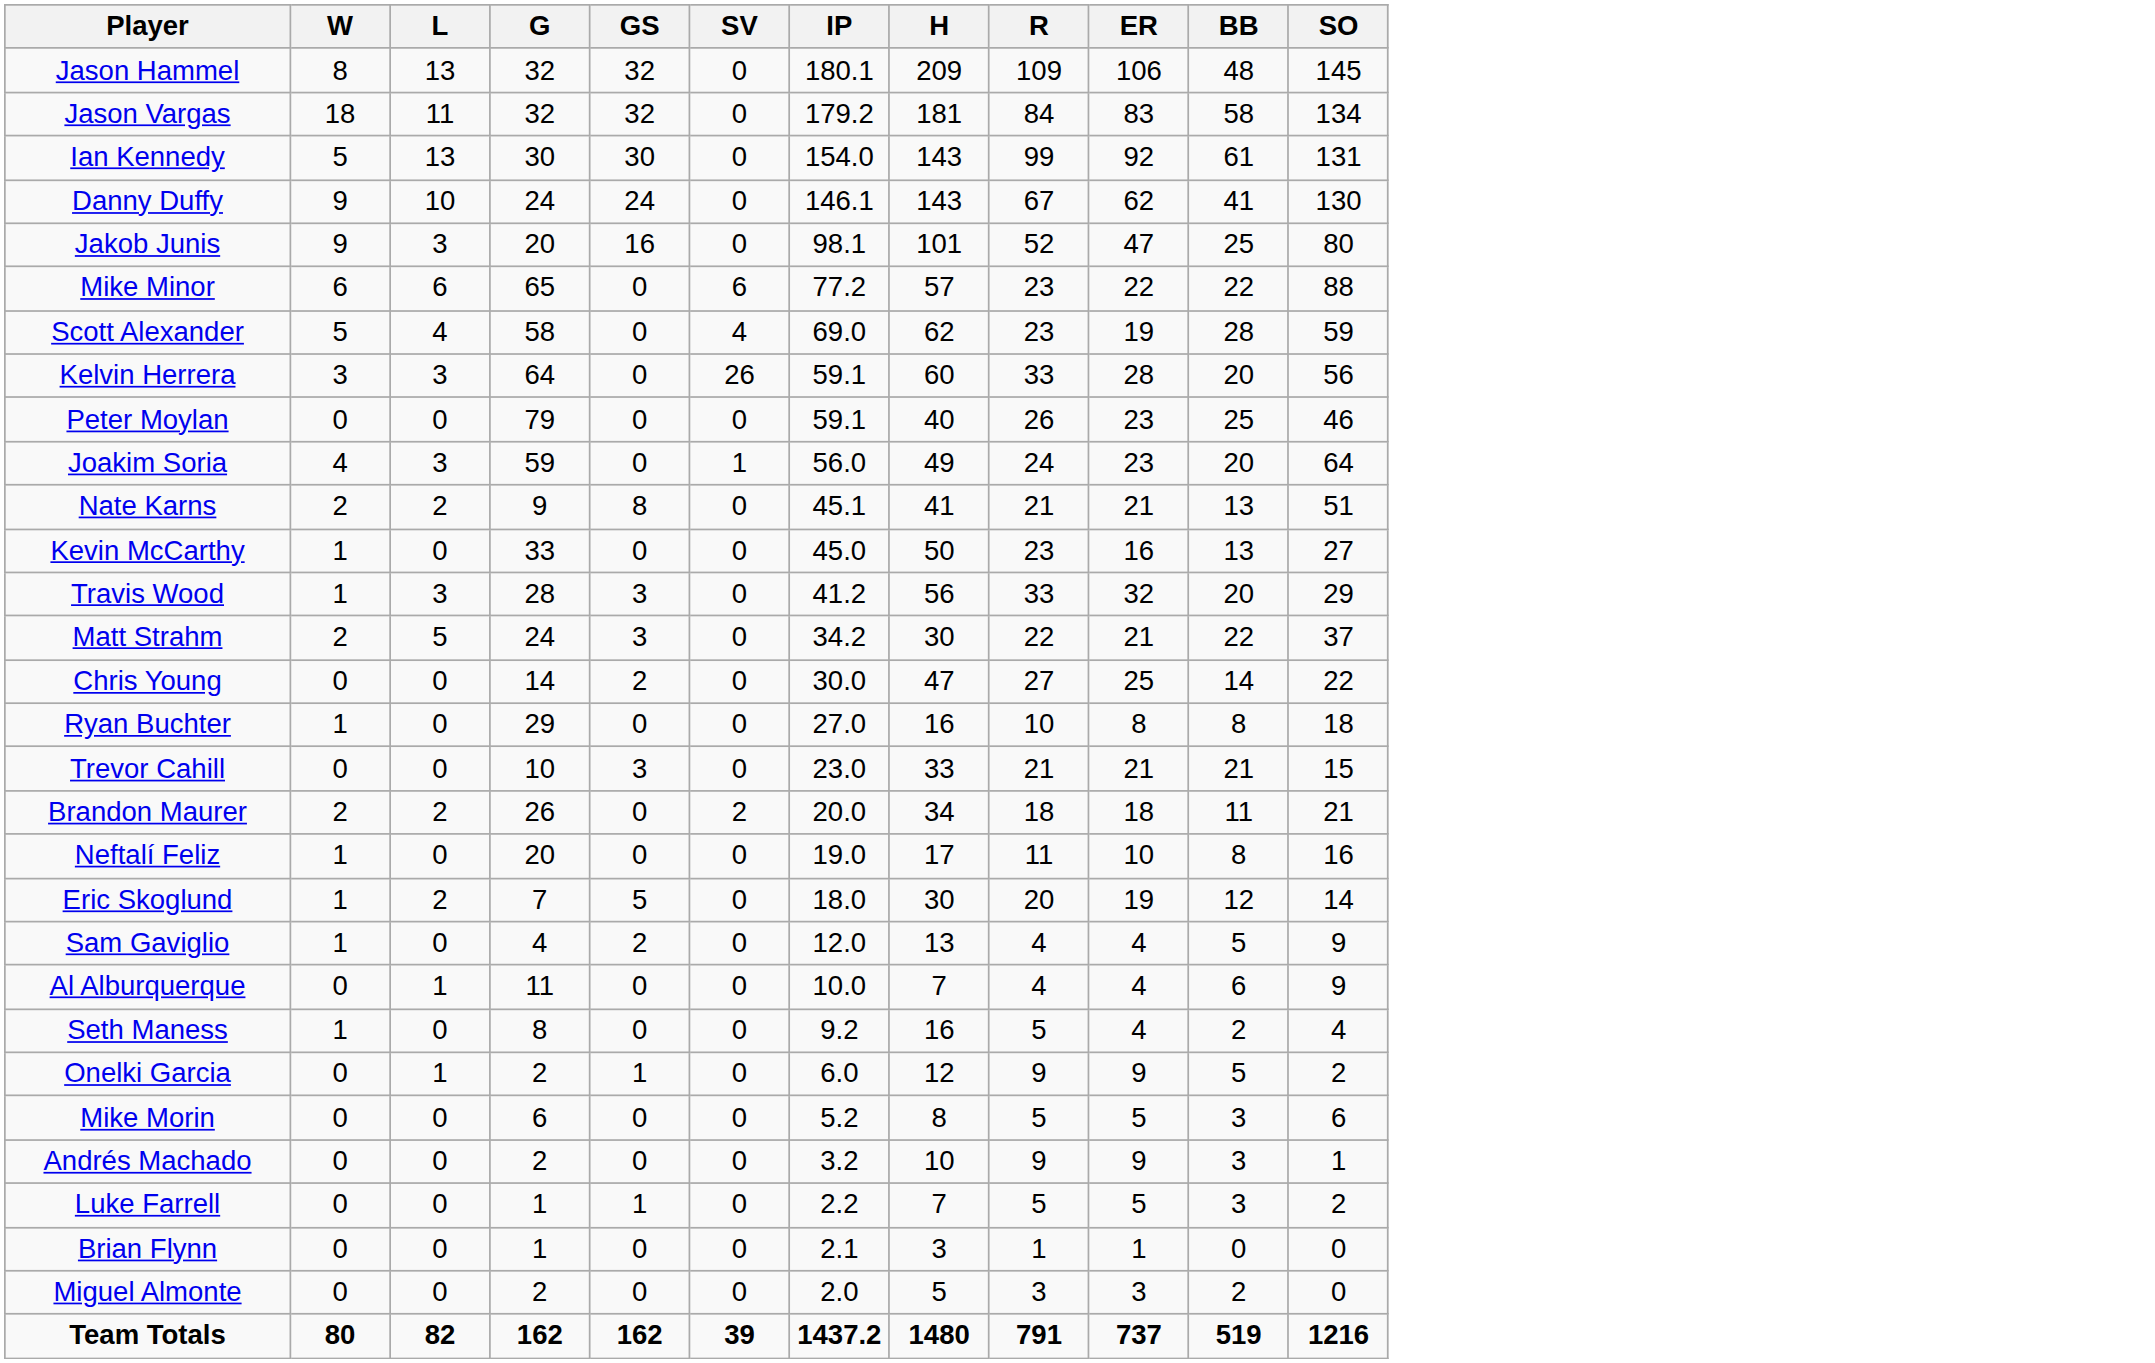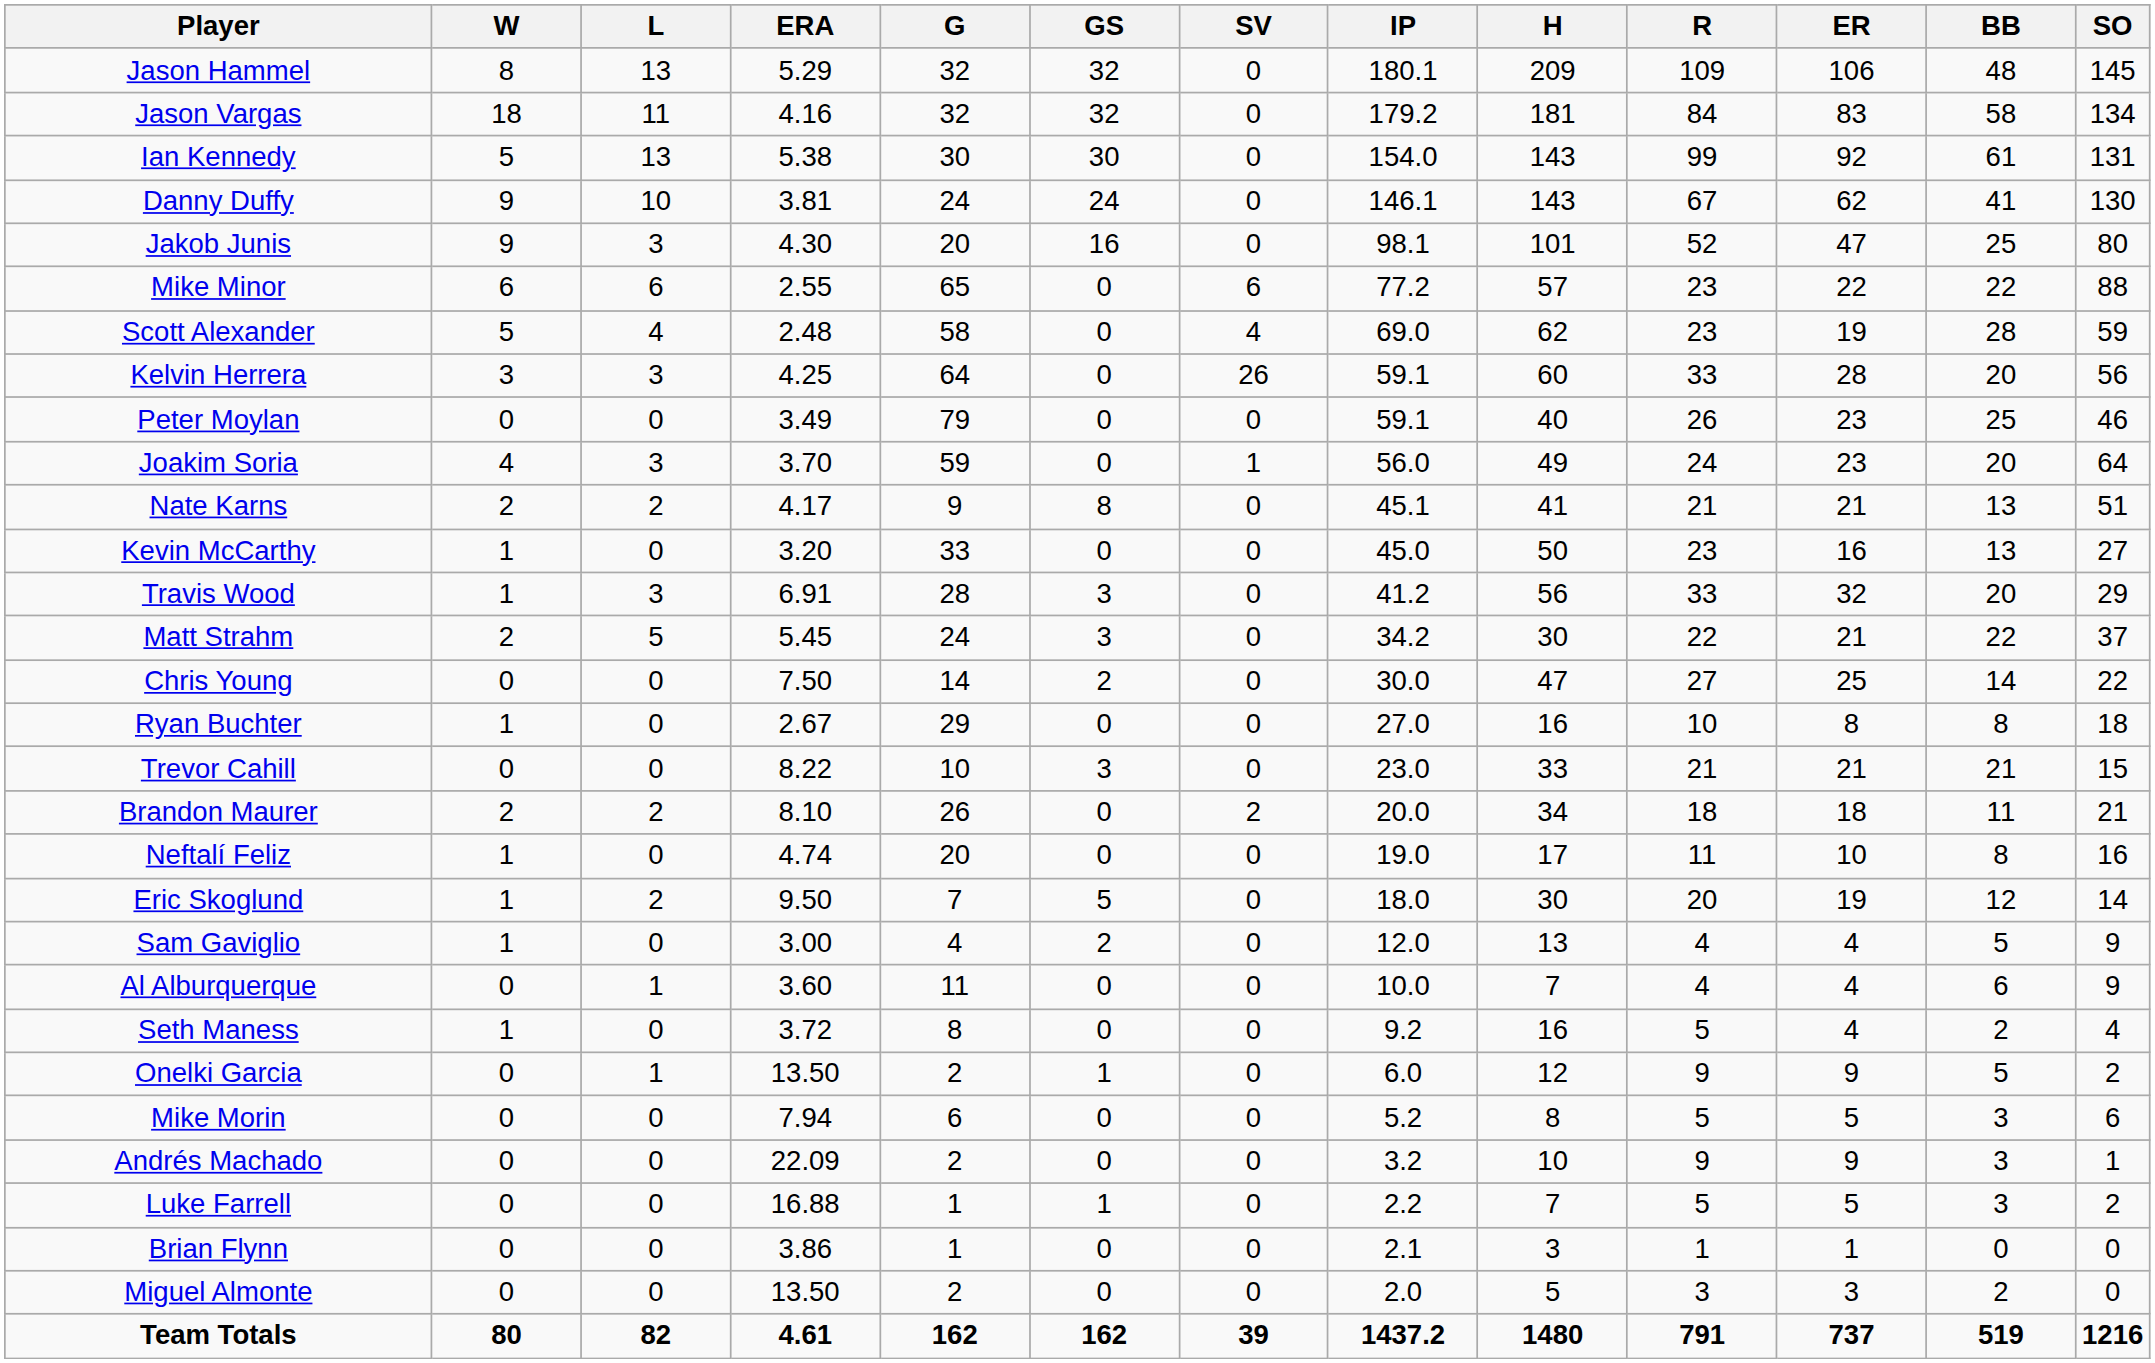+ column: (805, 26)
